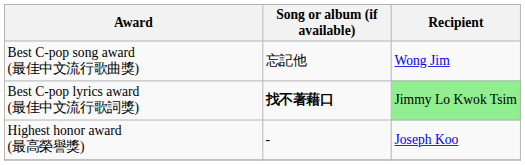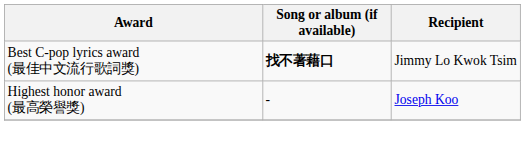- row: (73, 60)
(456, 100) lightgreen background -> (456, 61) no background
